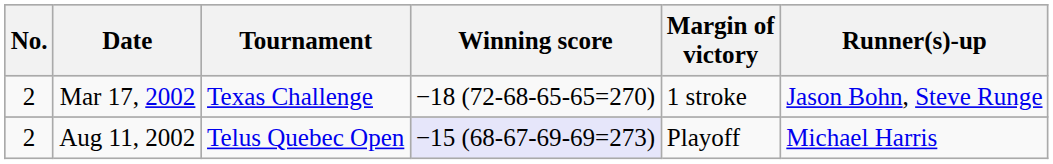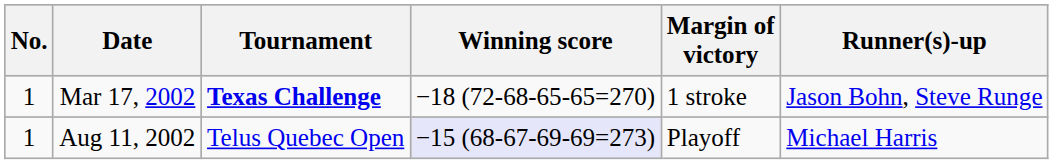(29, 96) 2 -> (29, 96) 1
(290, 96) normal -> (294, 96) bold
(29, 137) 2 -> (29, 137) 1
